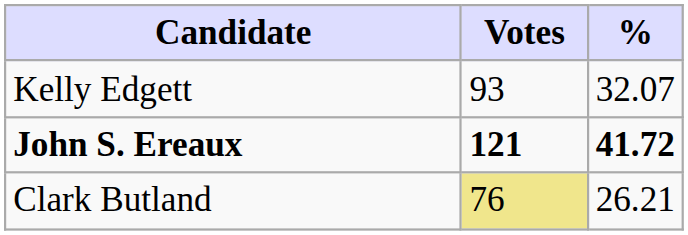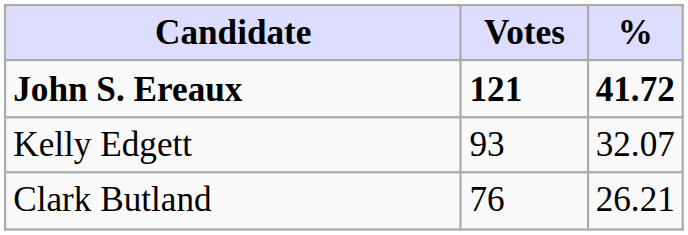rows swapped: (128, 144) <-> (103, 88)
(487, 199) khaki background -> (487, 199) no background
